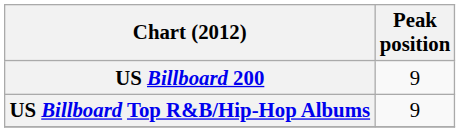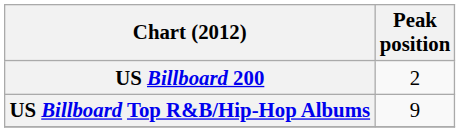(415, 77) 9 -> (415, 77) 2
